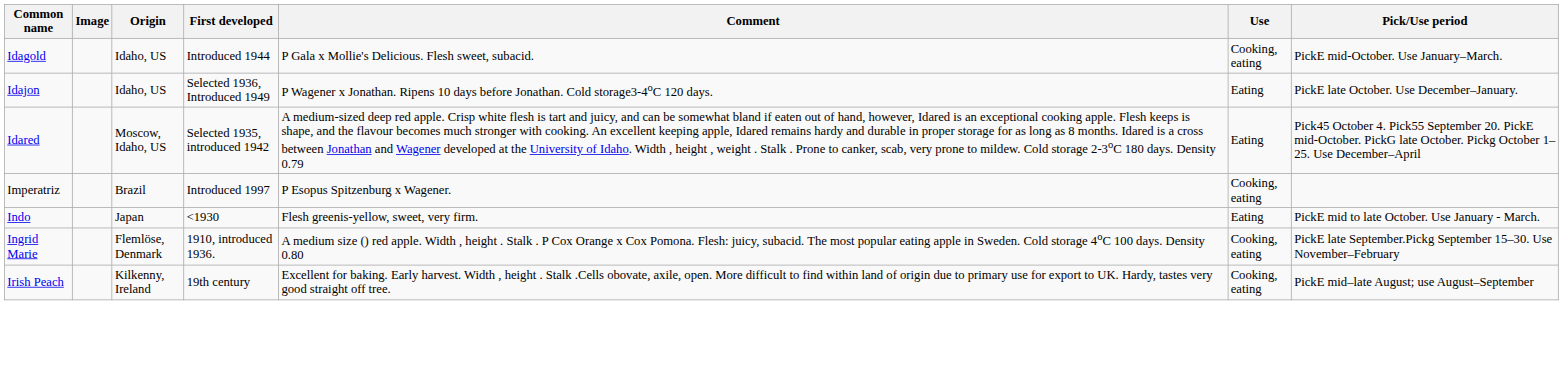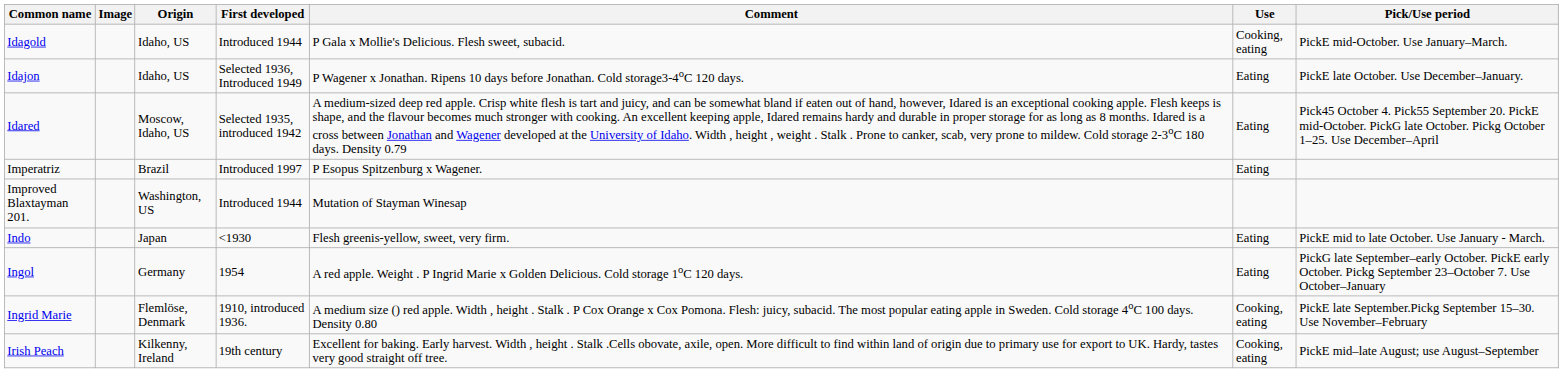(1254, 190) Cooking, eating -> (1253, 169) Eating
+ row: (38, 203)
+ row: (21, 272)
